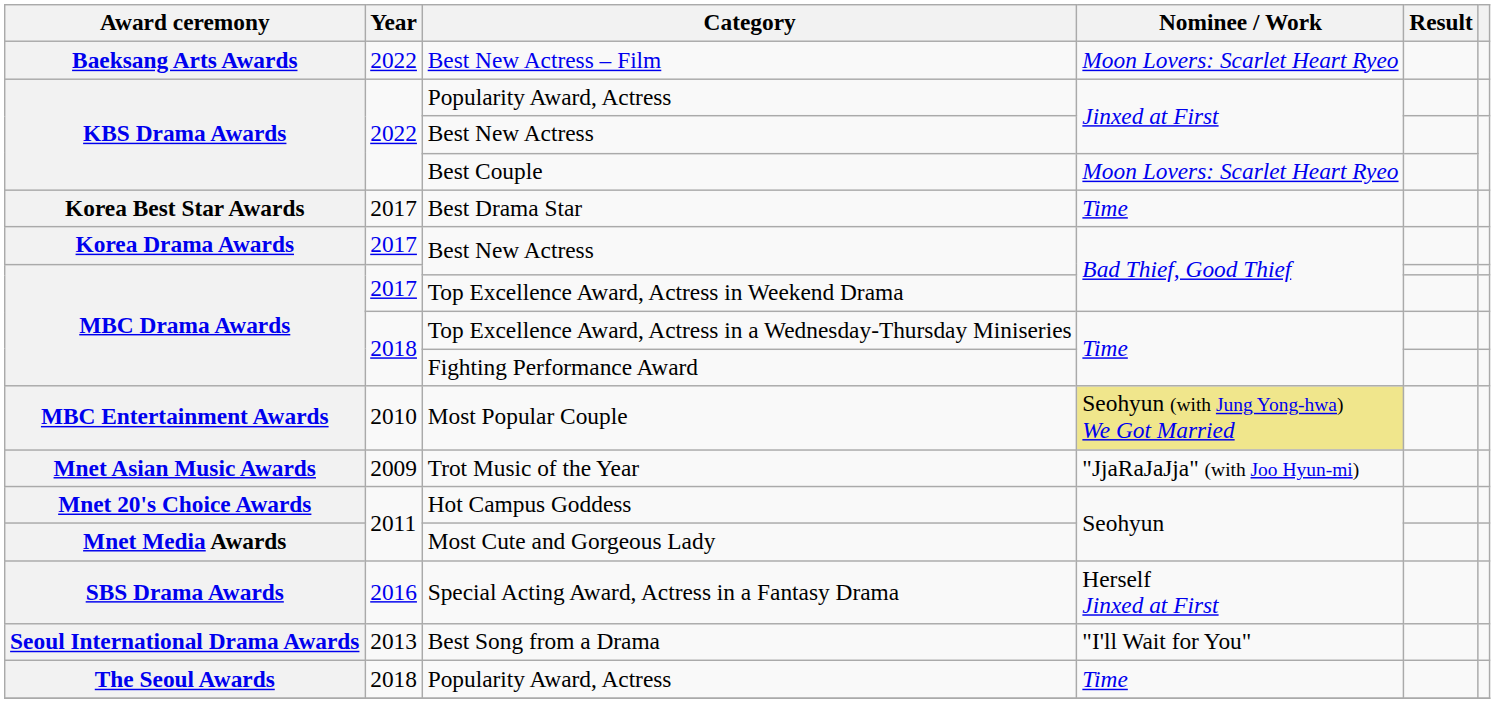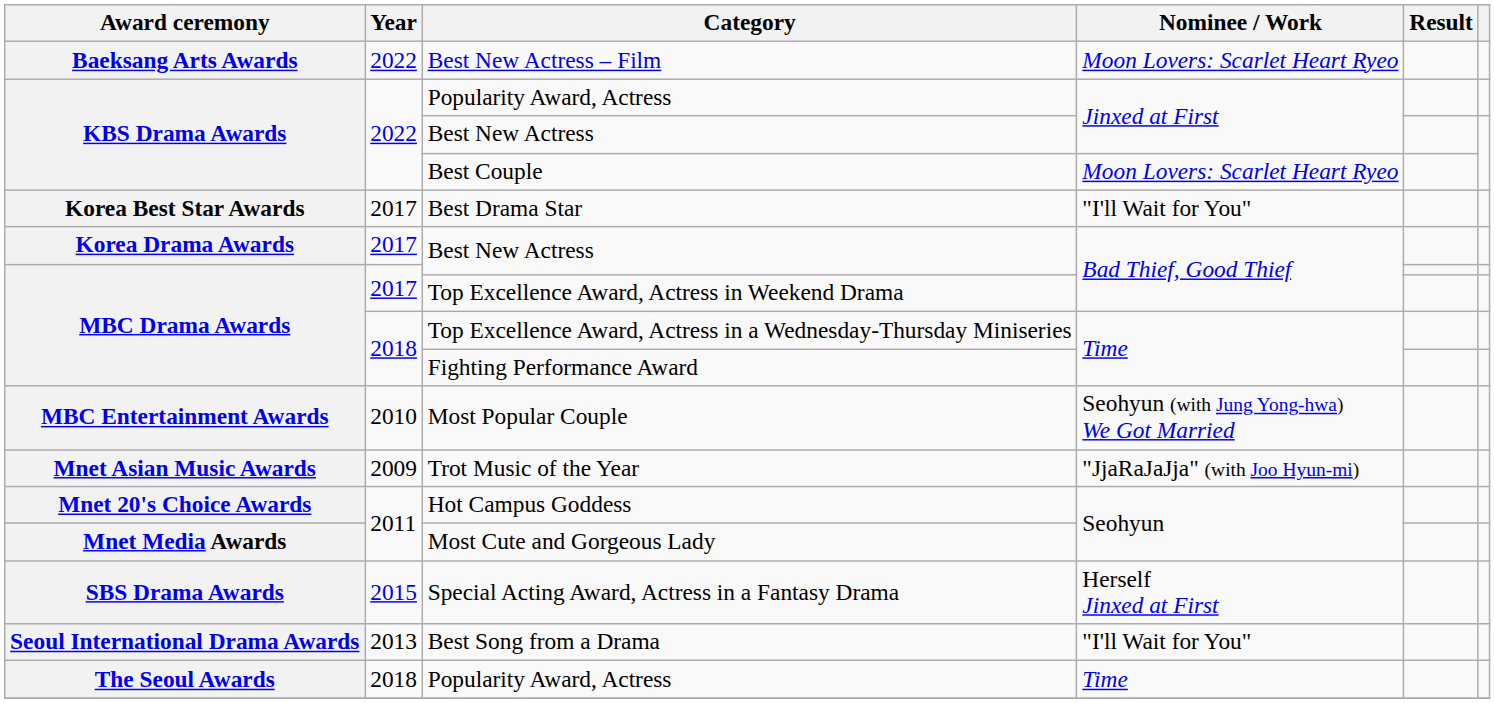(1105, 208) Time -> (1167, 208) "I'll Wait for You"
(1213, 417) khaki background -> (1213, 417) no background
(394, 591) 2016 -> (394, 591) 2015
